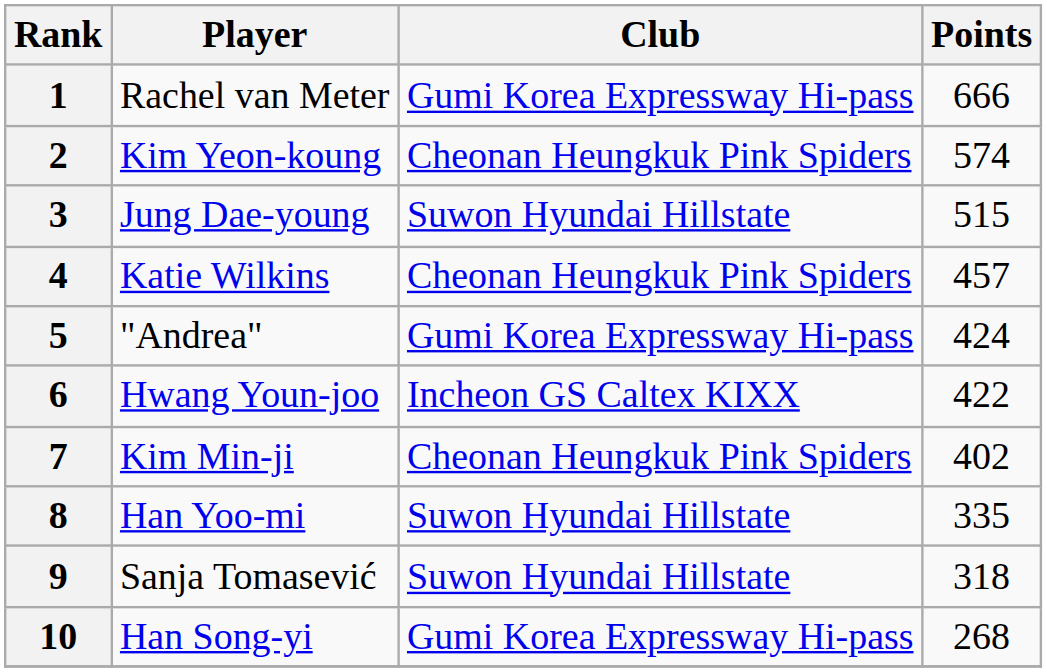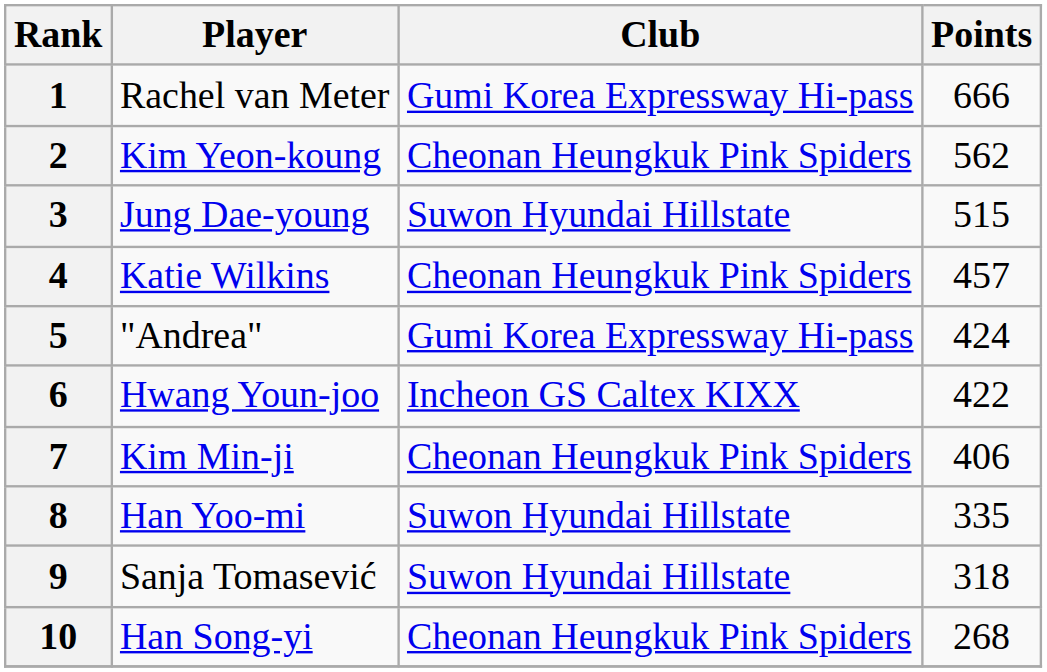(982, 154) 574 -> (982, 154) 562
(982, 455) 402 -> (982, 455) 406
(660, 635) Gumi Korea Expressway Hi-pass -> (659, 635) Cheonan Heungkuk Pink Spiders
